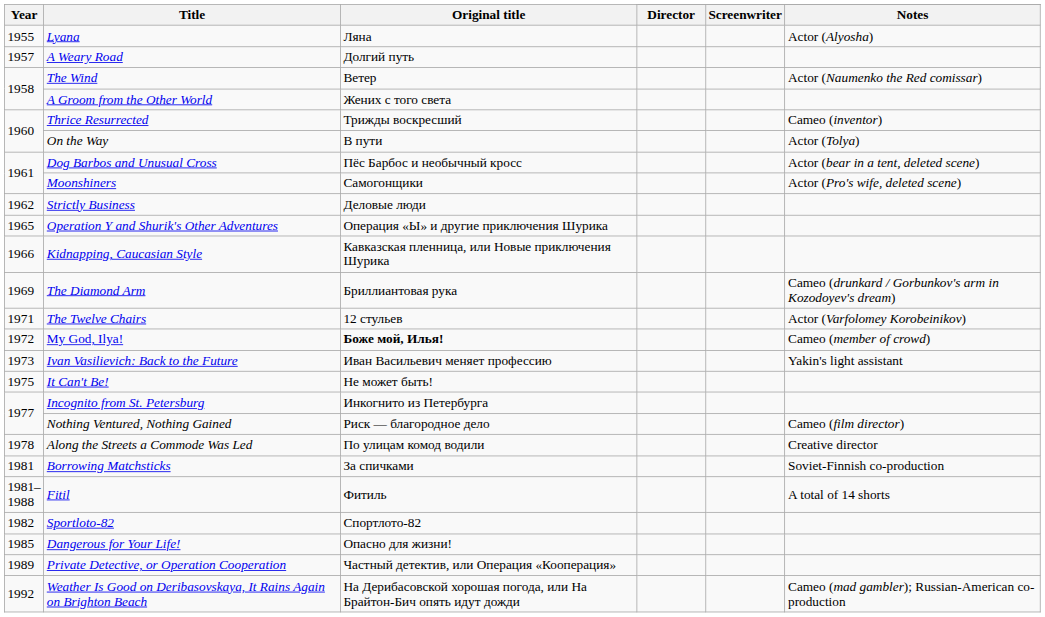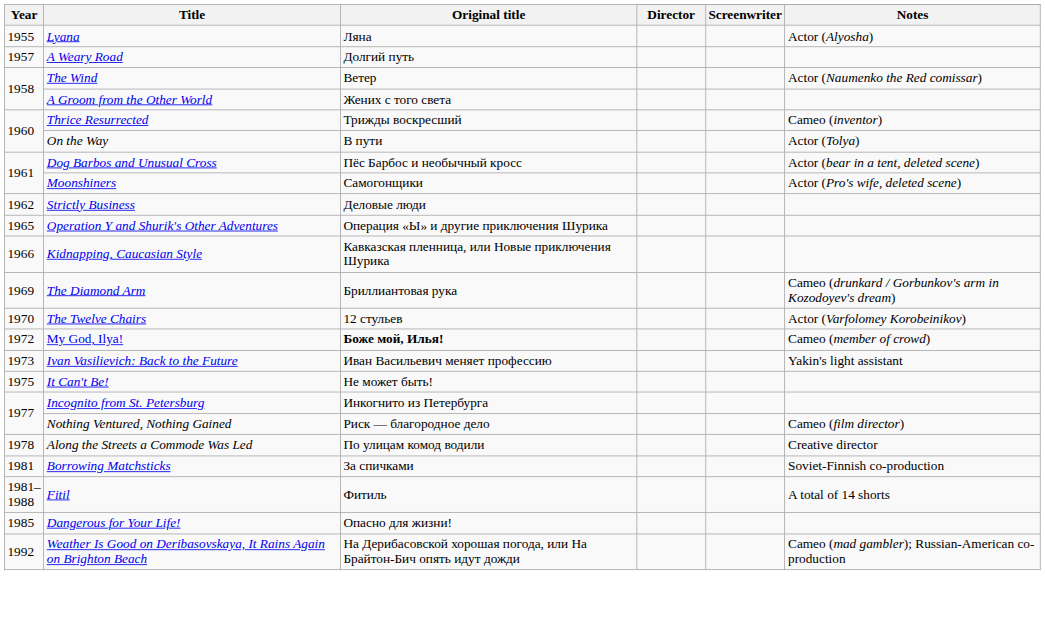(21, 318) 1971 -> (21, 318) 1970
- row: (80, 523)
- row: (166, 565)
